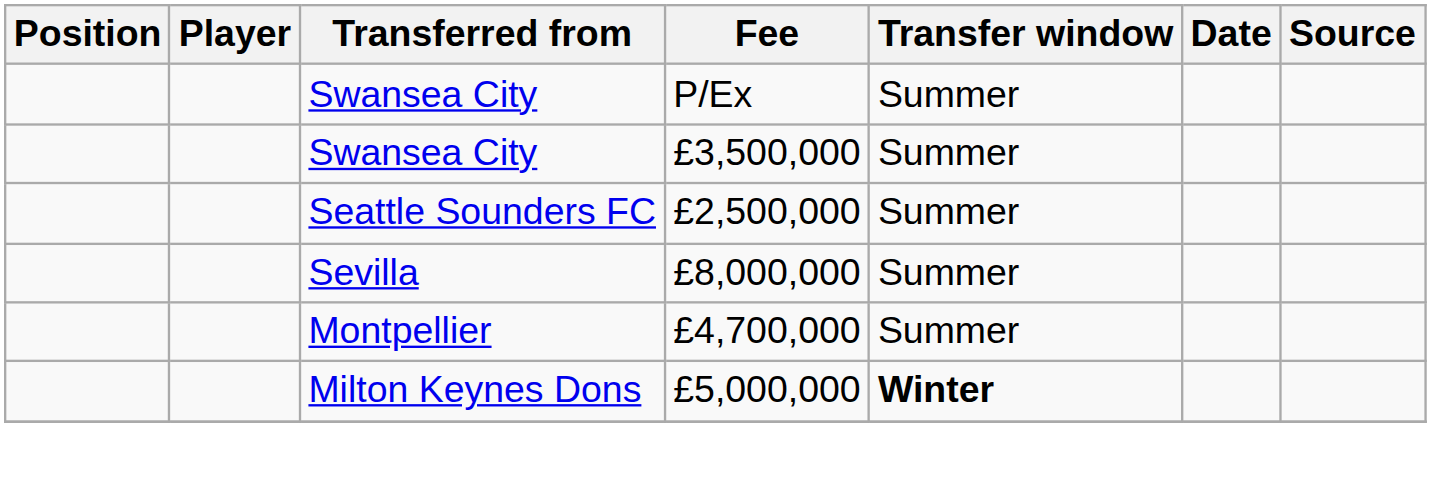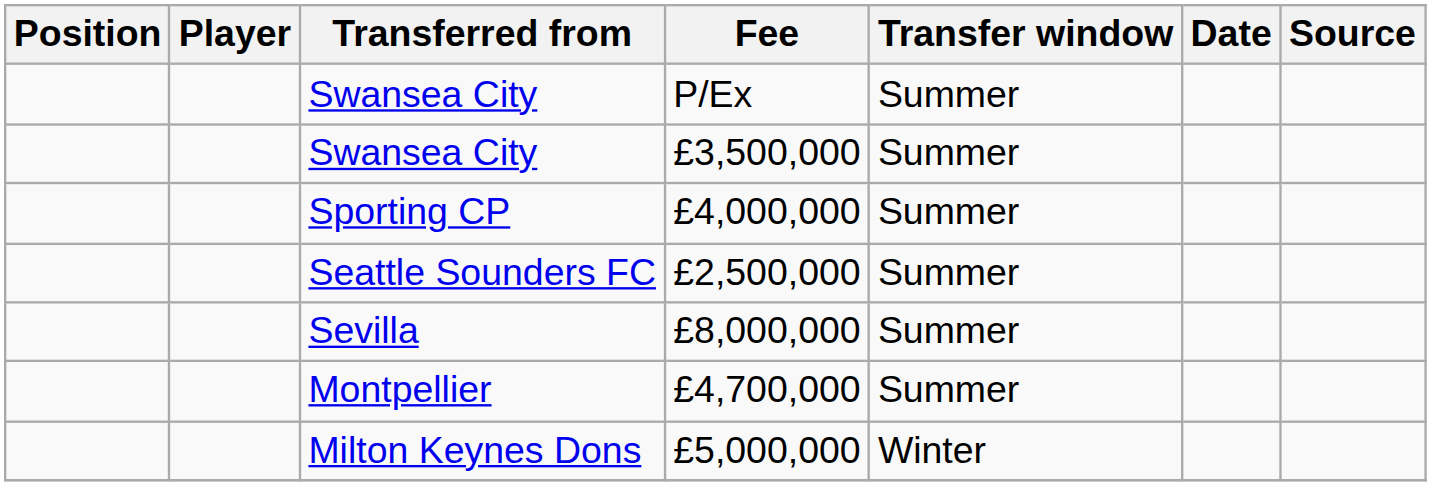+ row: (767, 212)
(936, 390) bold -> (932, 449) normal
